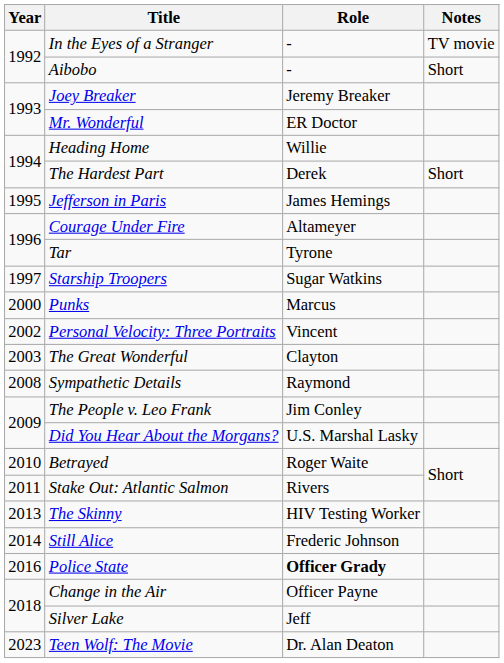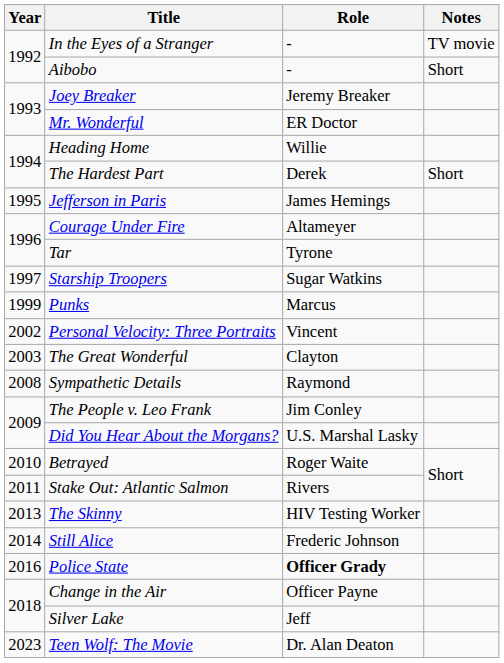(25, 305) 2000 -> (25, 305) 1999
